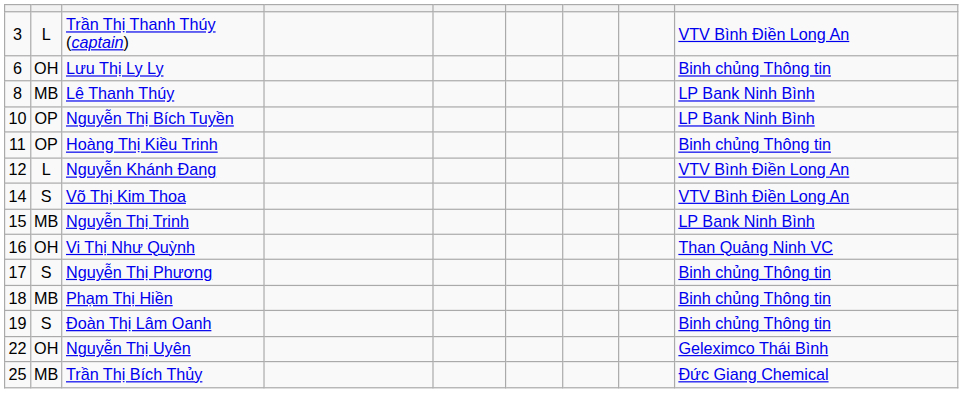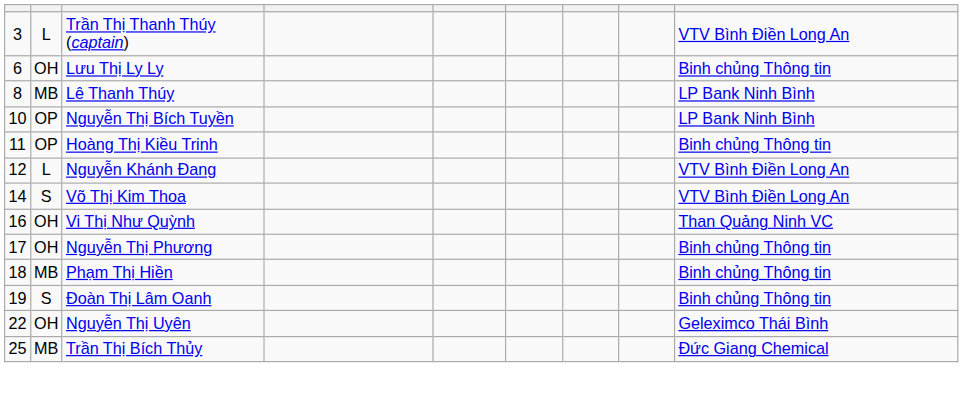- row: (127, 221)
(46, 272) S -> (46, 247) OH
